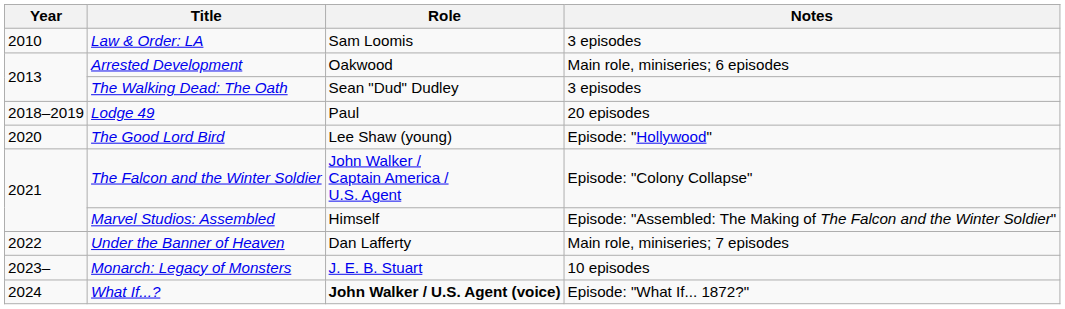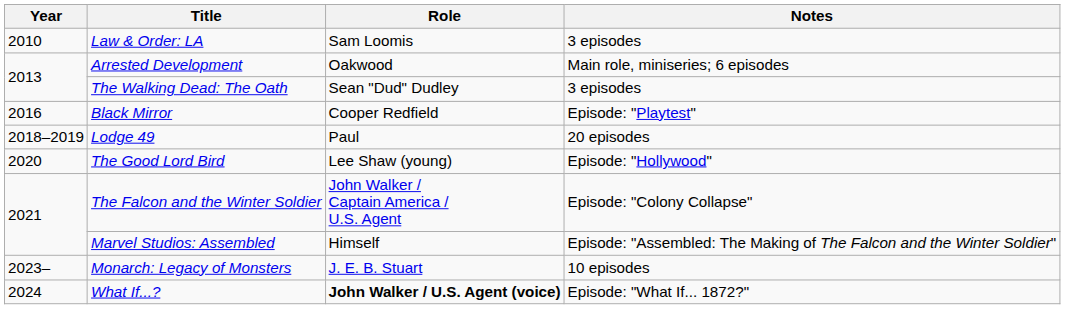+ row: (132, 112)
- row: (188, 243)
